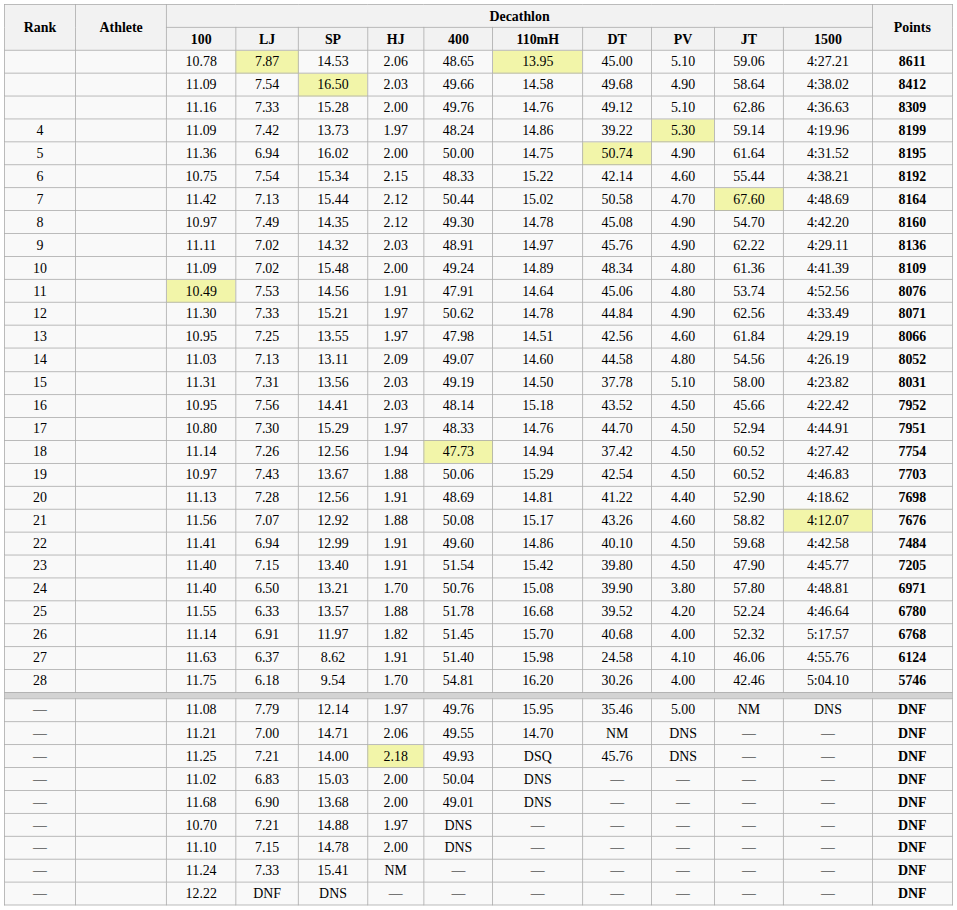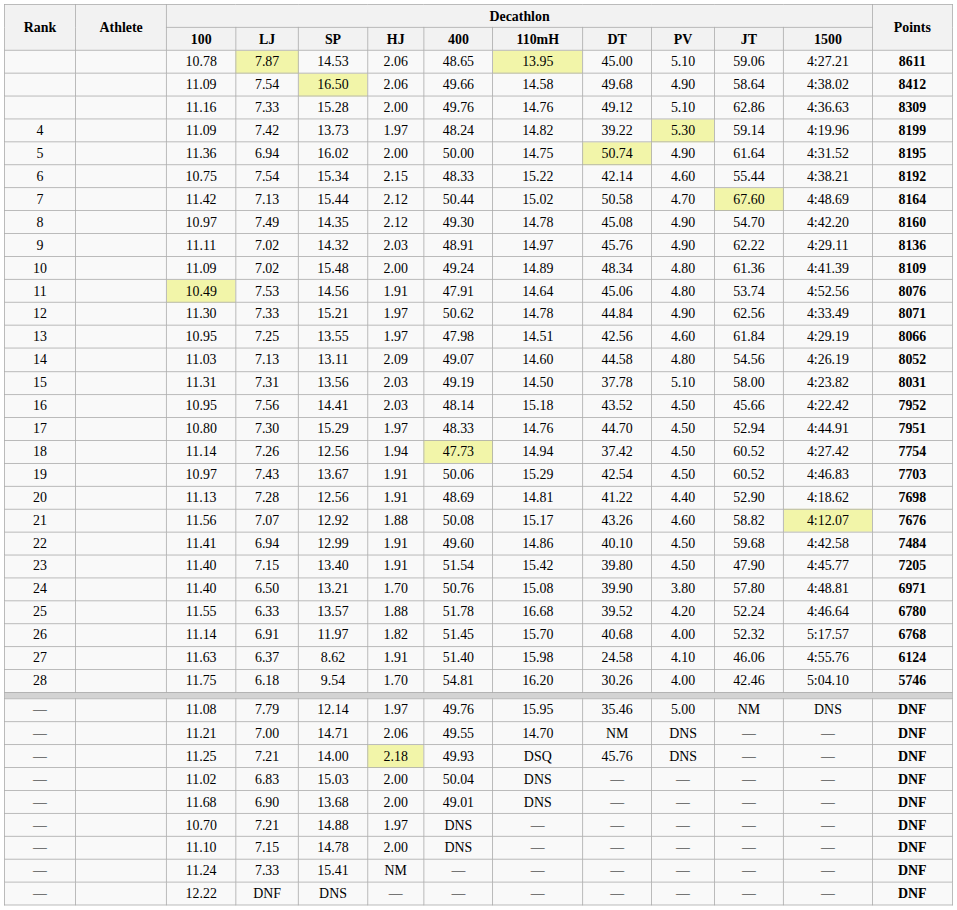(396, 84) 2.03 -> (396, 84) 2.06
(538, 130) 14.86 -> (538, 130) 14.82
(396, 474) 1.88 -> (396, 474) 1.91
